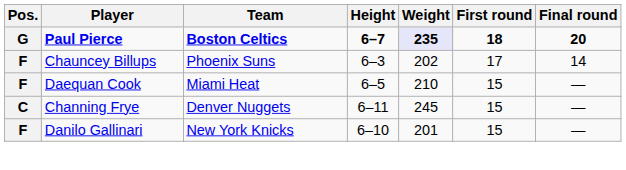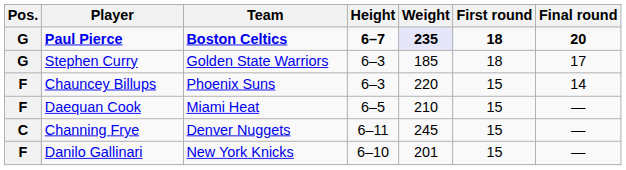+ row: (91, 61)
(426, 61) 202 -> (426, 84) 220
(494, 61) 17 -> (494, 84) 15
